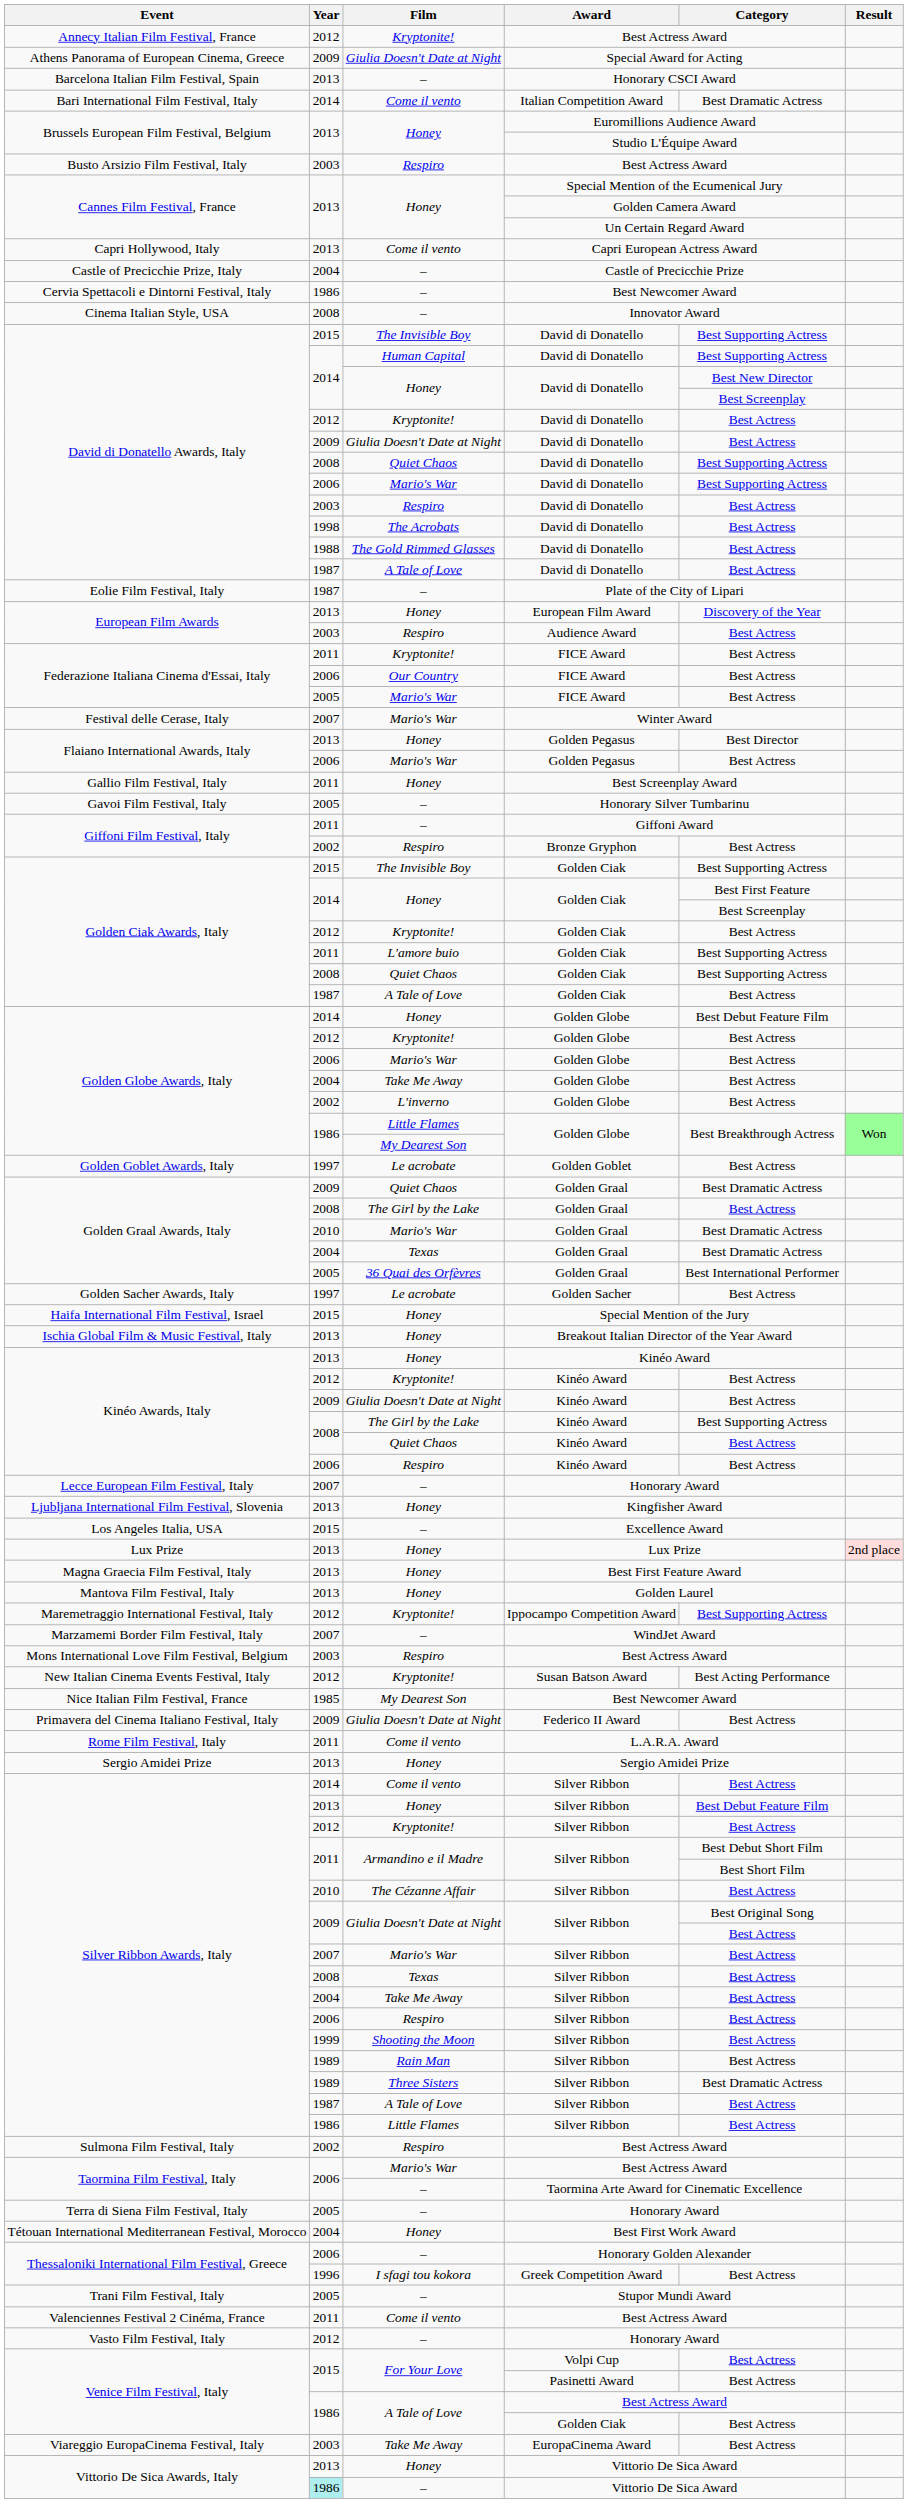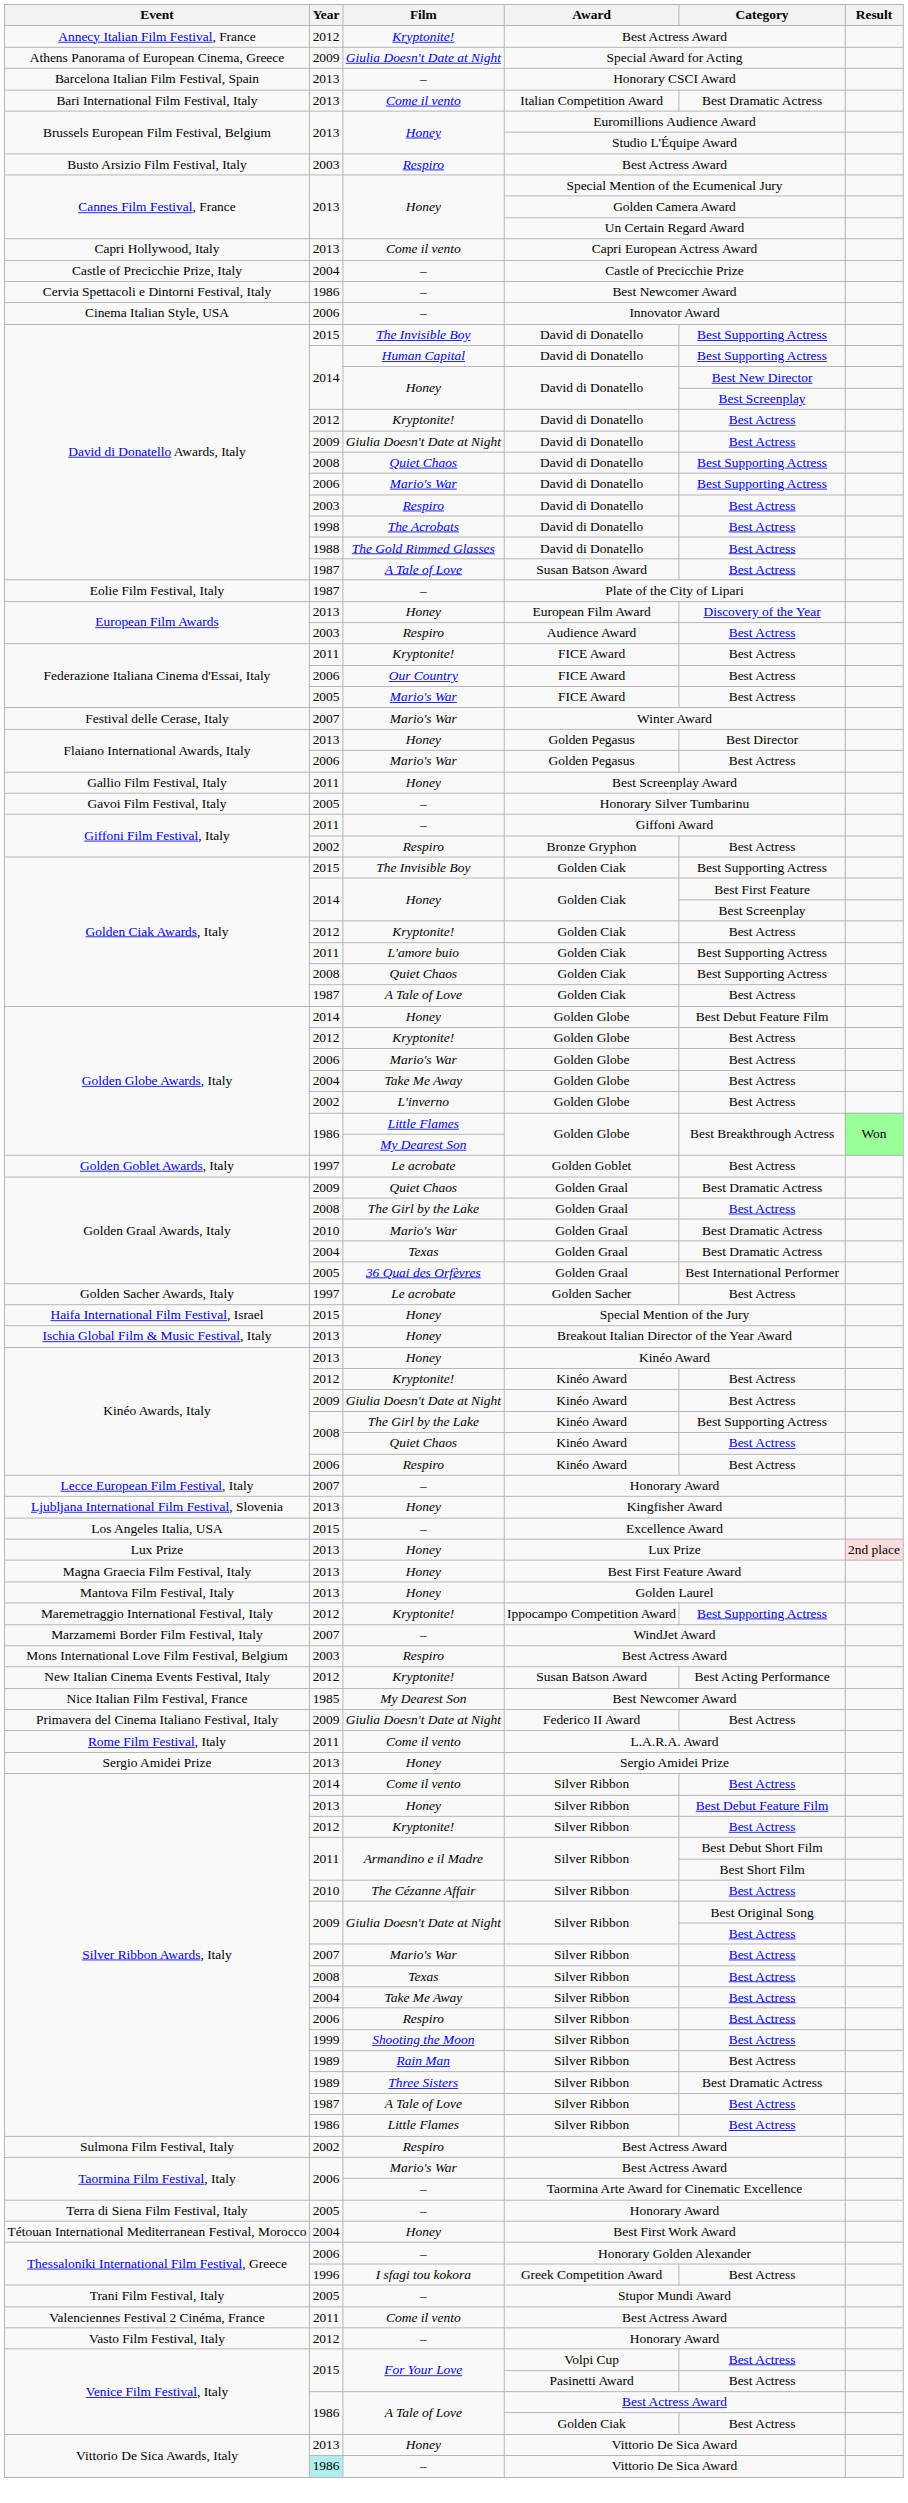(326, 100) 2014 -> (326, 100) 2013
(326, 313) 2008 -> (326, 313) 2006
(592, 569) David di Donatello -> (592, 569) Susan Batson Award
- row: (157, 2445)
